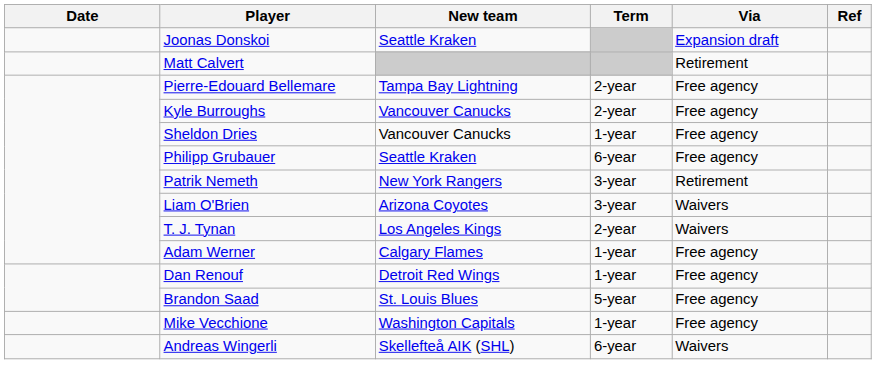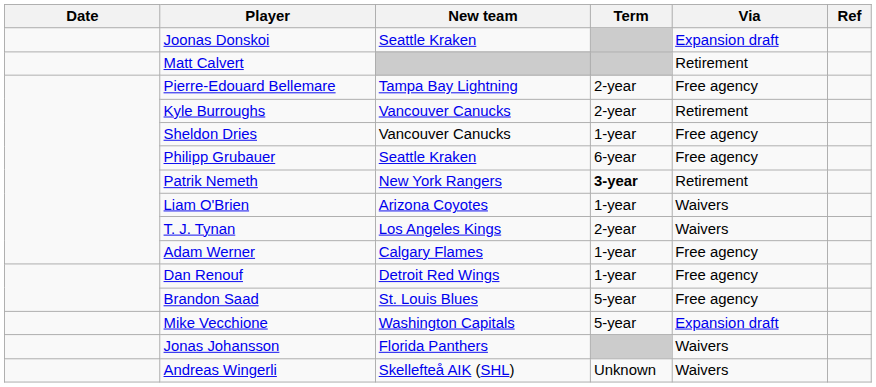(717, 110) Free agency -> (712, 110) Retirement
(615, 181) normal -> (616, 181) bold
(615, 205) 3-year -> (615, 205) 1-year
(615, 323) 1-year -> (615, 323) 5-year
(717, 323) Free agency -> (727, 323) Expansion draft
+ row: (221, 346)
(615, 346) 6-year -> (625, 370) Unknown
